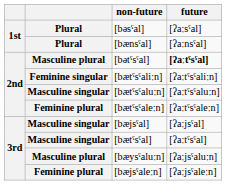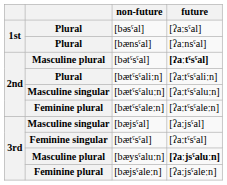(69, 76) Feminine singular -> (69, 76) Plural
(69, 140) Masculine singular -> (69, 140) Feminine singular
(193, 156) normal -> (195, 156) bold
